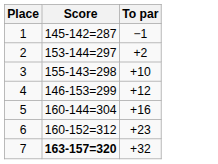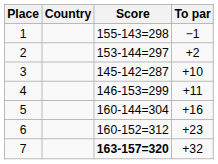+ column: (68, 14)
(81, 33) 145-142=287 -> (133, 33) 155-143=298
(81, 72) 155-143=298 -> (133, 72) 145-142=287
(140, 91) +12 -> (193, 91) +11
